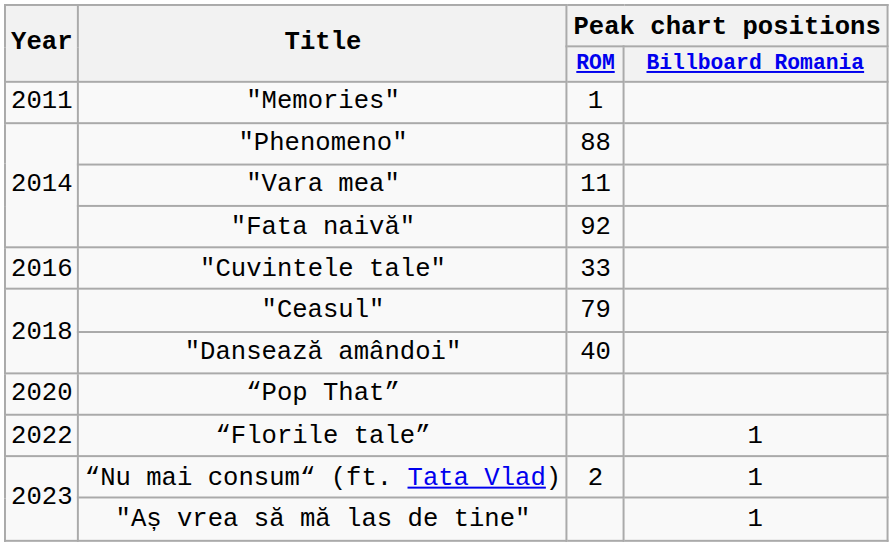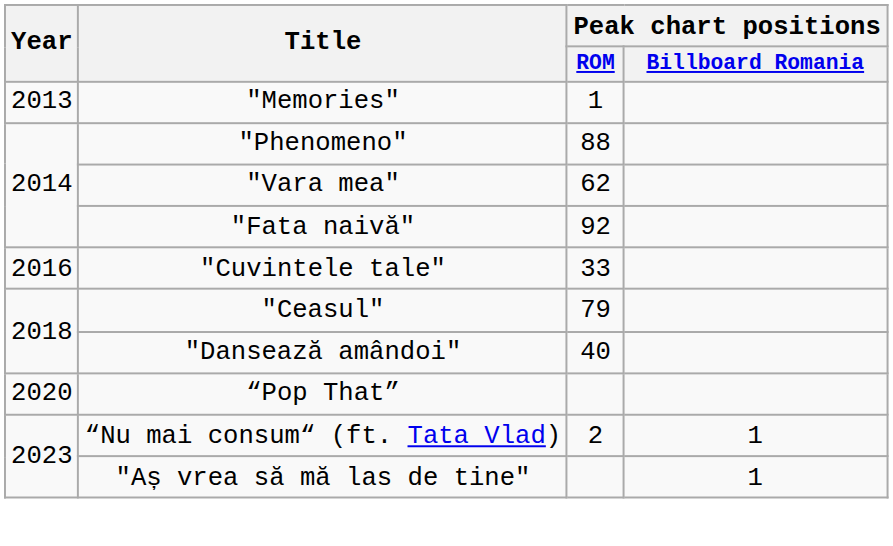(42, 102) 2011 -> (42, 102) 2013
(596, 185) 11 -> (596, 185) 62
- row: (323, 436)
